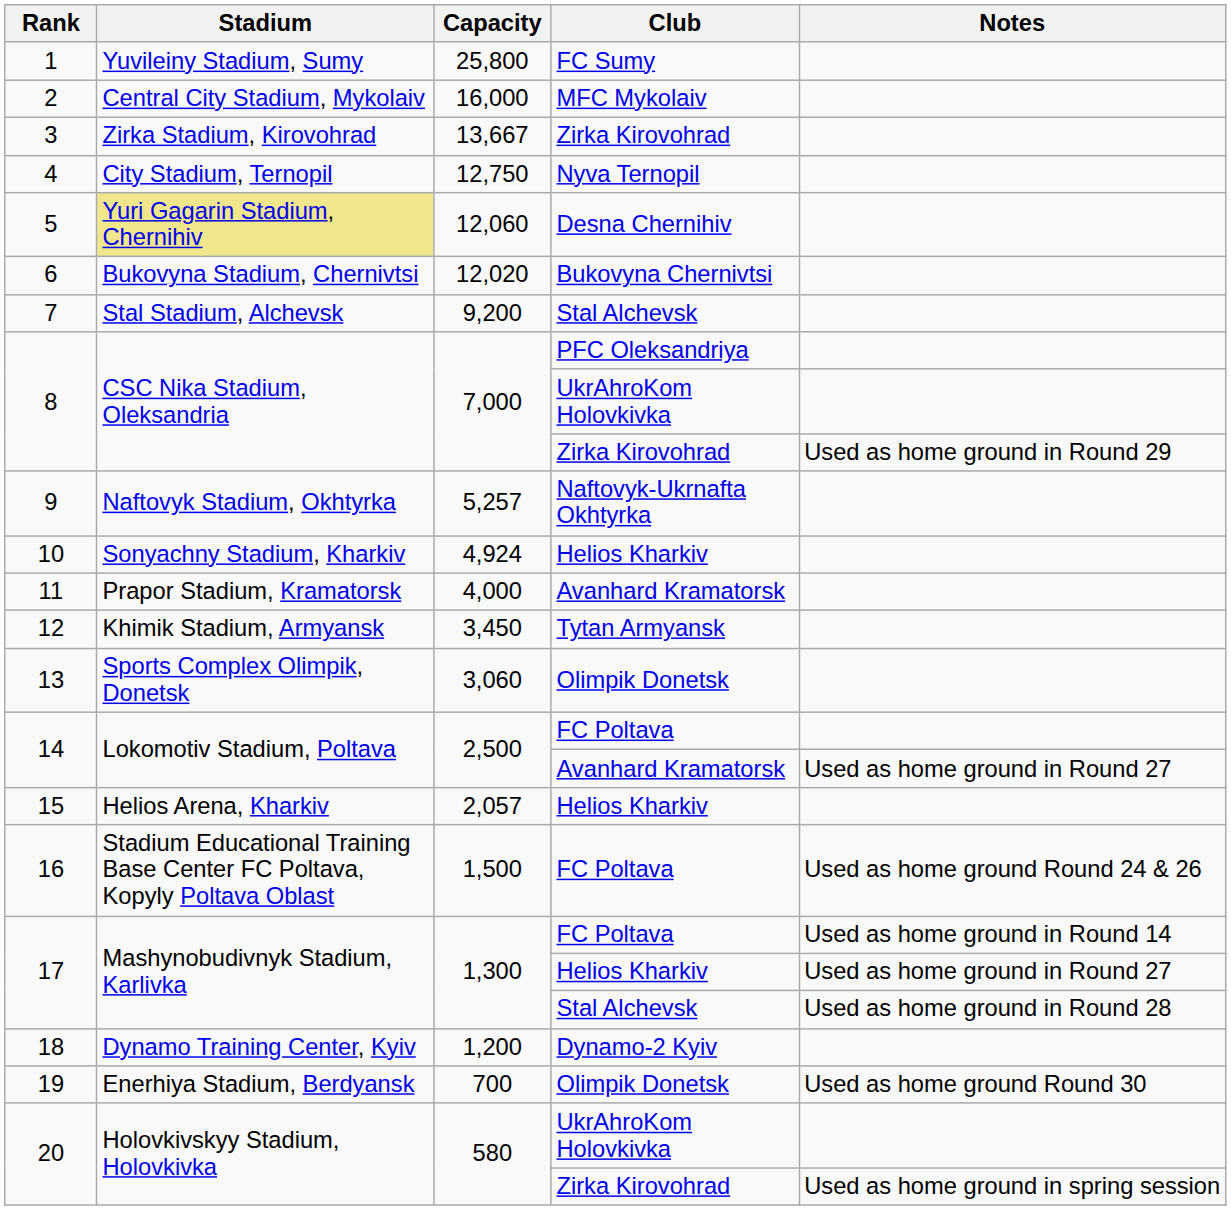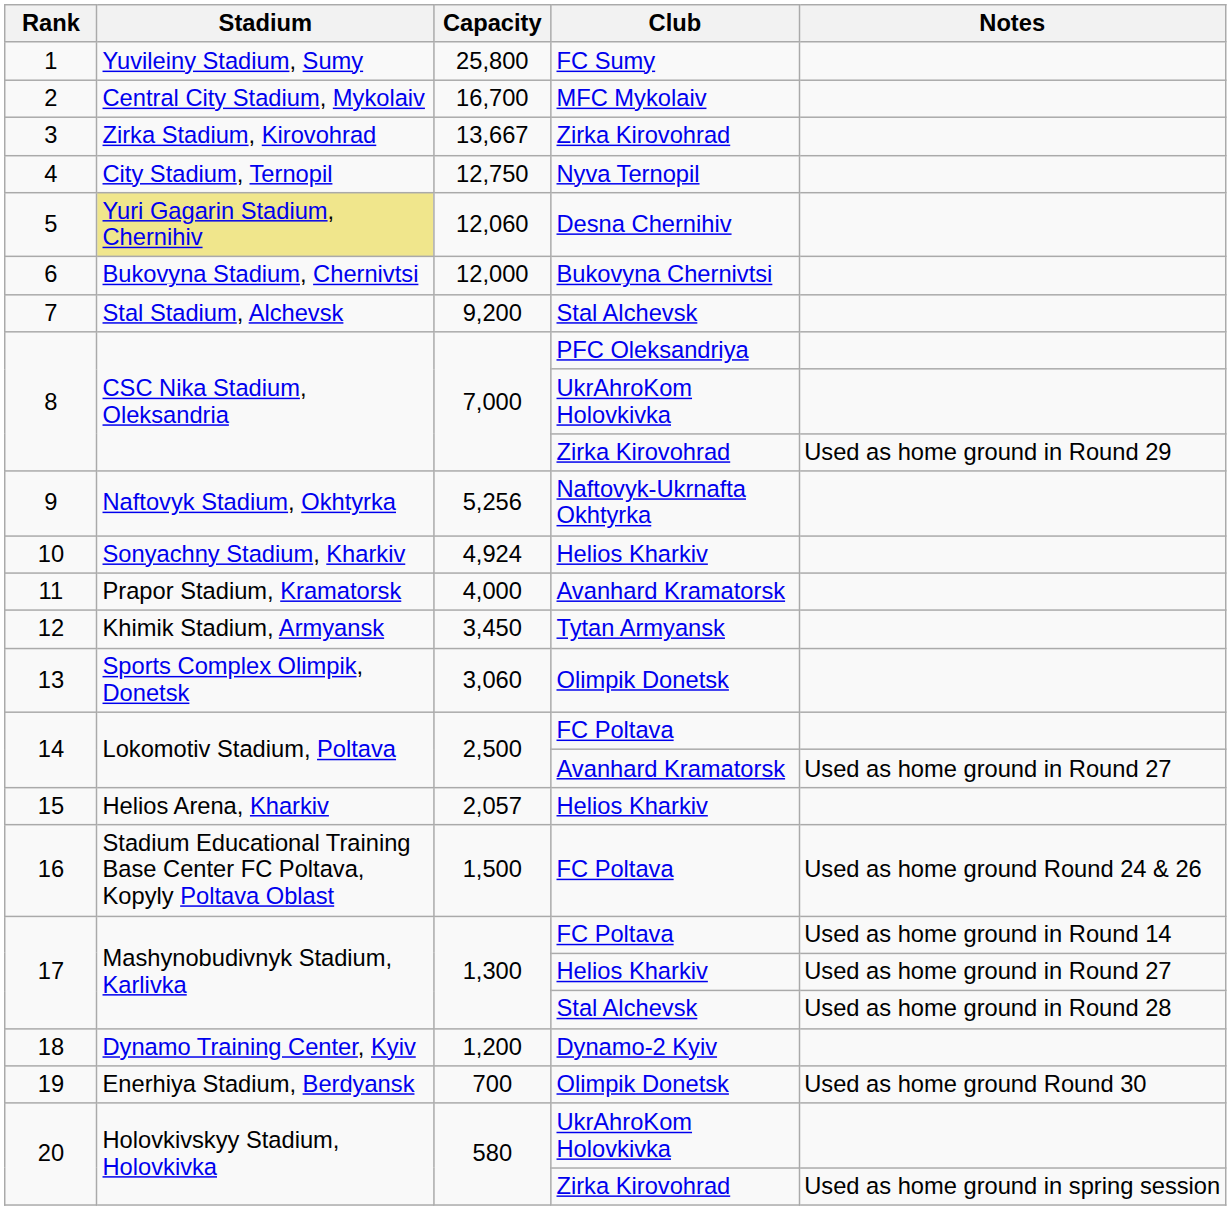(492, 98) 16,000 -> (492, 98) 16,700
(492, 275) 12,020 -> (492, 275) 12,000
(492, 502) 5,257 -> (492, 502) 5,256
